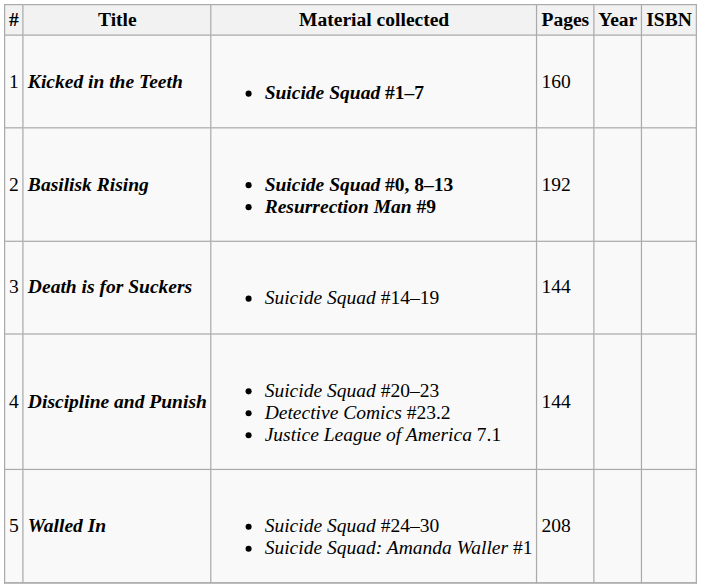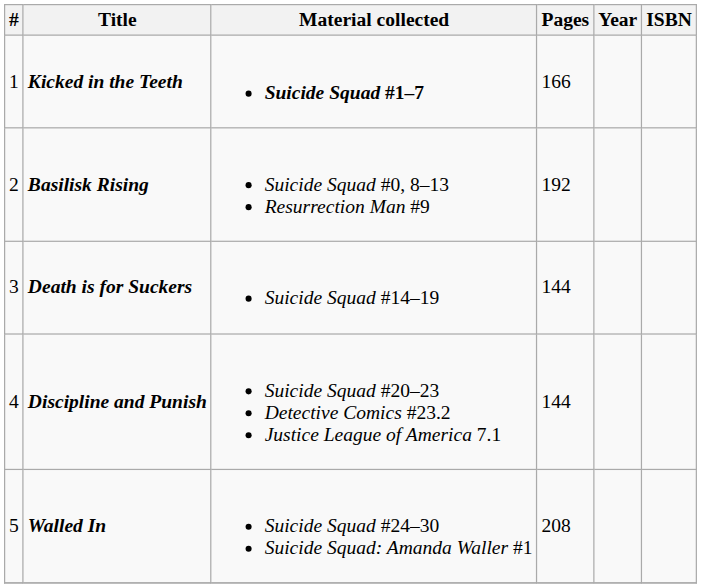(556, 81) 160 -> (556, 81) 166
(374, 195) bold -> (374, 195) normal
